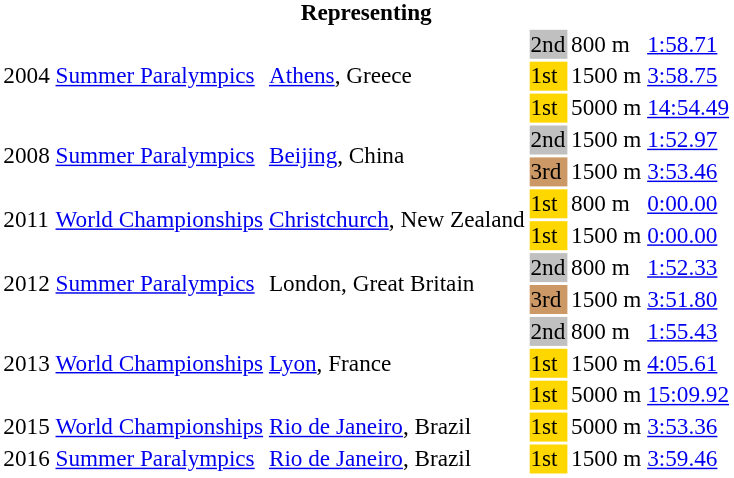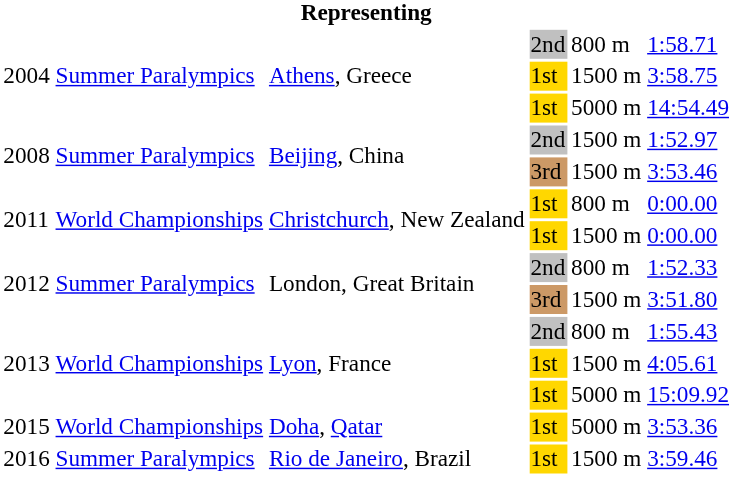(370, 426) Rio de Janeiro, Brazil -> (326, 426) Doha, Qatar
